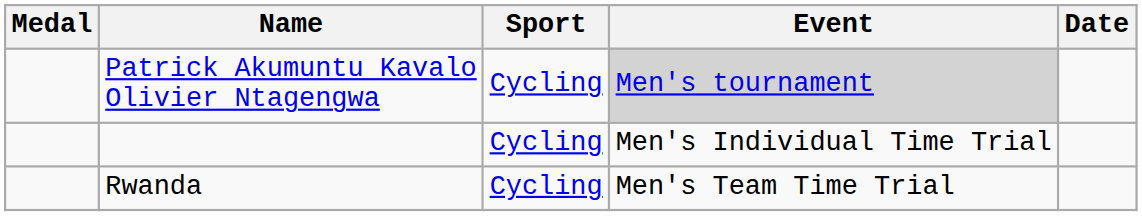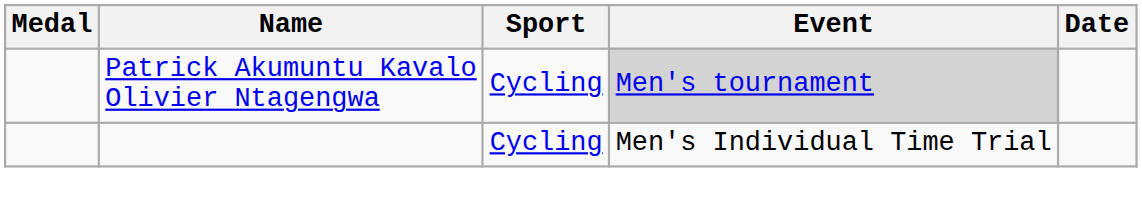- row: (154, 188)
